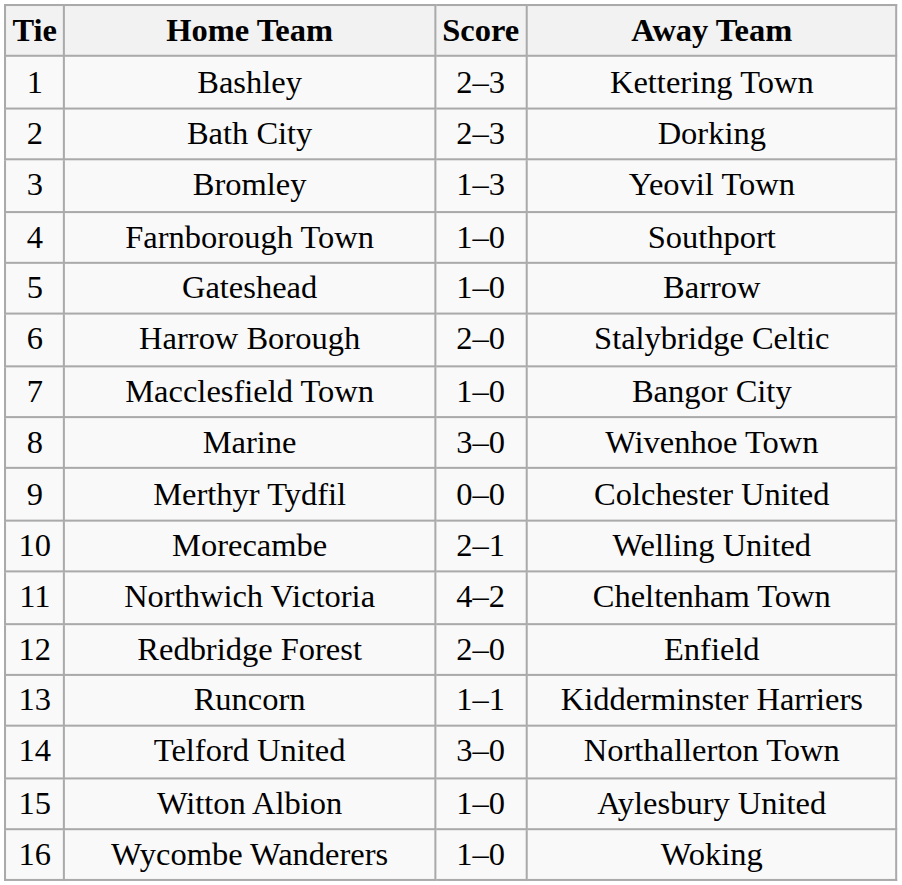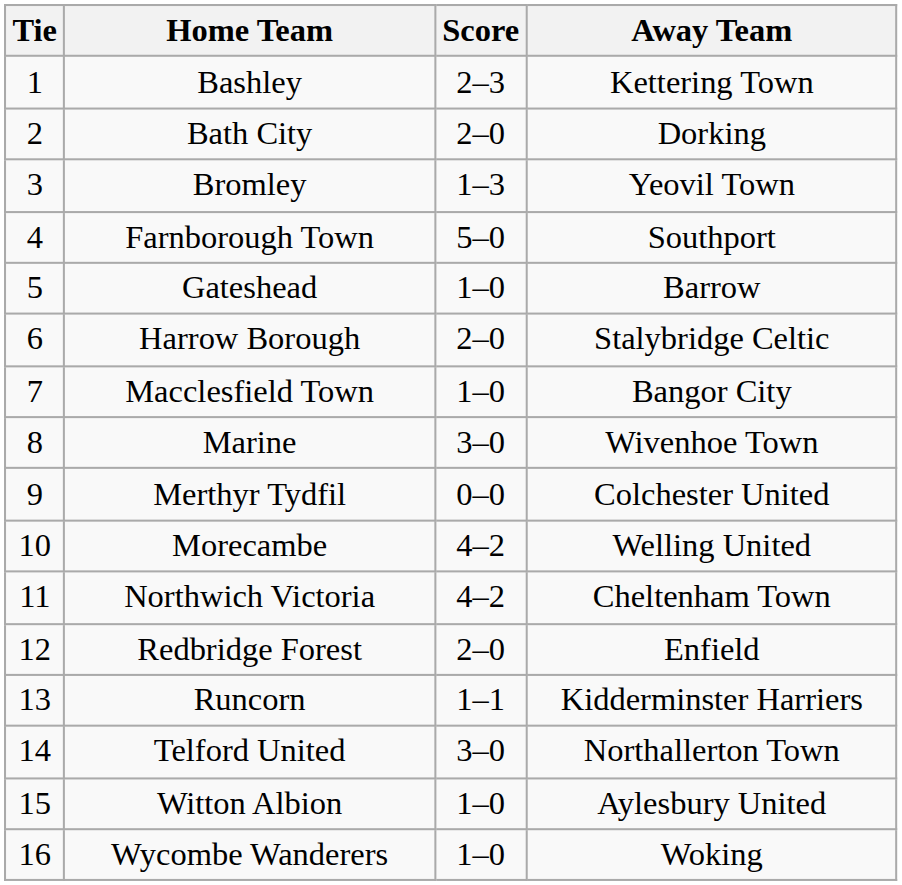(481, 133) 2–3 -> (481, 133) 2–0
(481, 236) 1–0 -> (481, 236) 5–0
(481, 545) 2–1 -> (481, 545) 4–2
